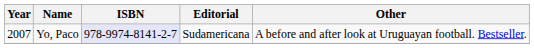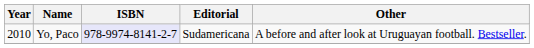(19, 34) 2007 -> (19, 34) 2010
